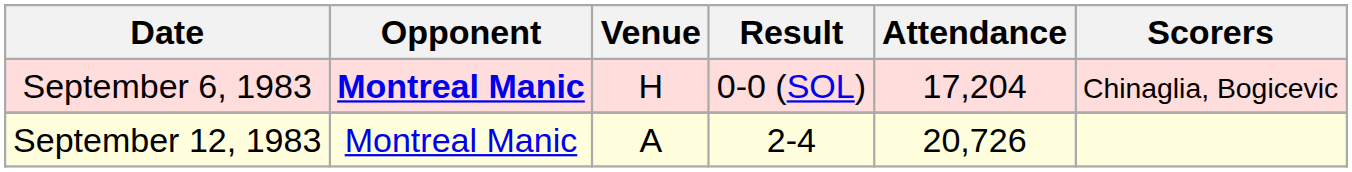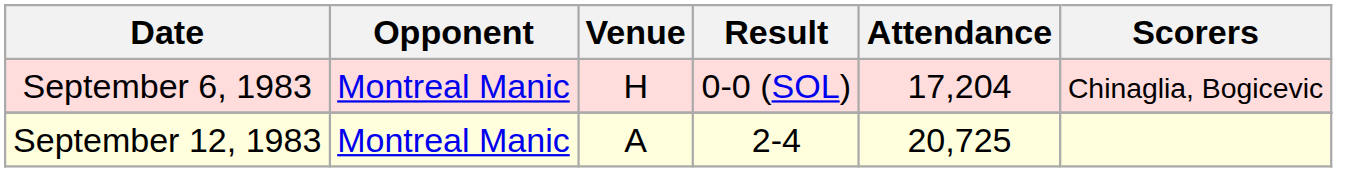(461, 86) bold -> (453, 86) normal
(975, 140) 20,726 -> (959, 140) 20,725
